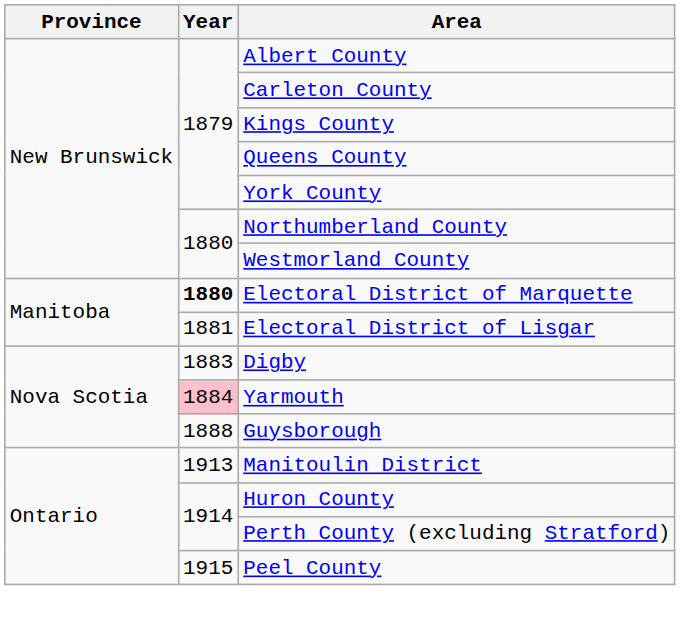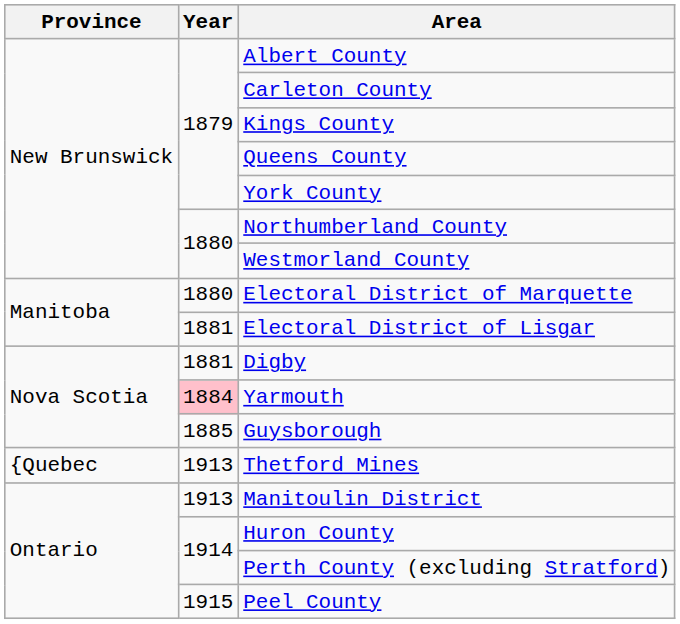(208, 295) bold -> (208, 295) normal
(208, 363) 1883 -> (208, 363) 1881
(208, 431) 1888 -> (208, 431) 1885
+ row: (331, 465)
